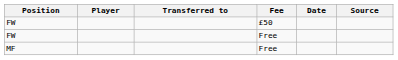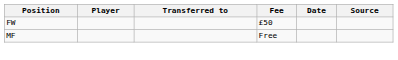- row: (11, 36)
